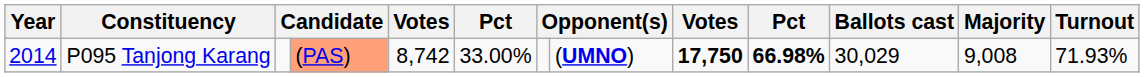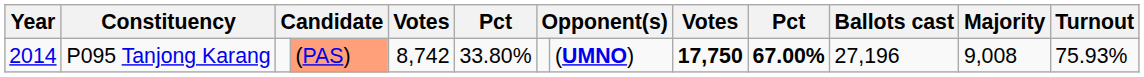(495, 55) 33.00% -> (495, 55) 33.80%
(789, 55) 66.98% -> (789, 55) 67.00%
(867, 55) 30,029 -> (867, 55) 27,196
(1091, 55) 71.93% -> (1091, 55) 75.93%
